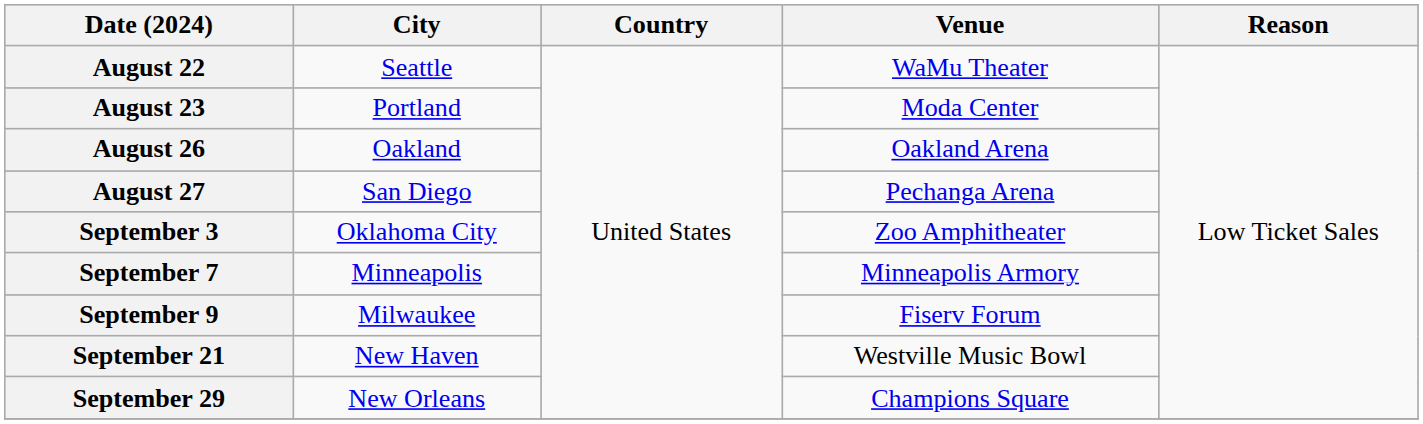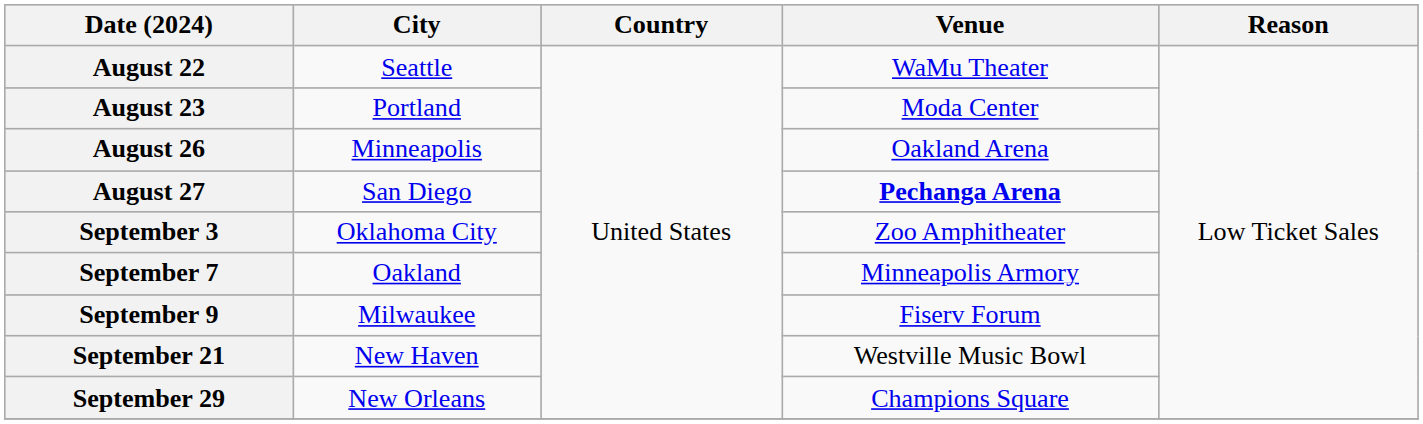(417, 149) Oakland -> (417, 149) Minneapolis
(970, 190) normal -> (970, 190) bold
(417, 273) Minneapolis -> (417, 273) Oakland
